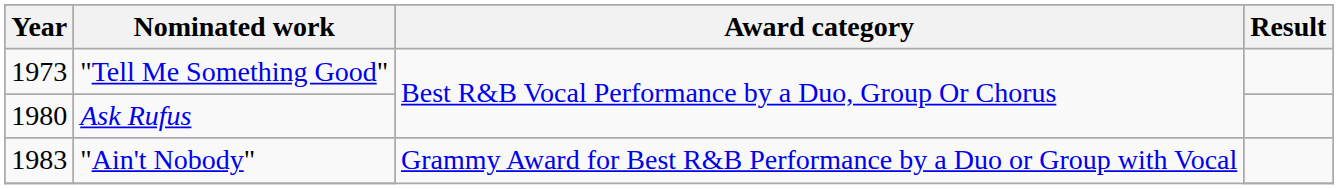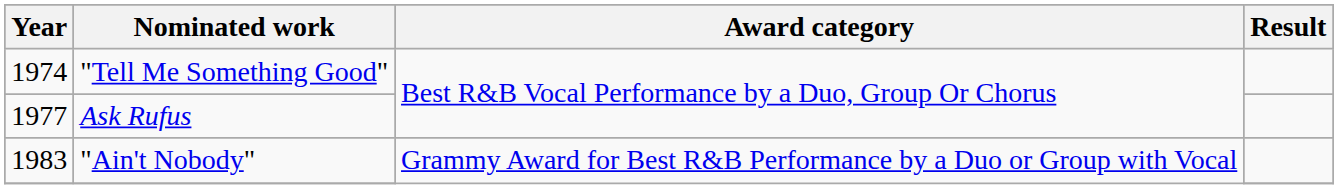(39, 71) 1973 -> (39, 71) 1974
(39, 115) 1980 -> (39, 115) 1977
